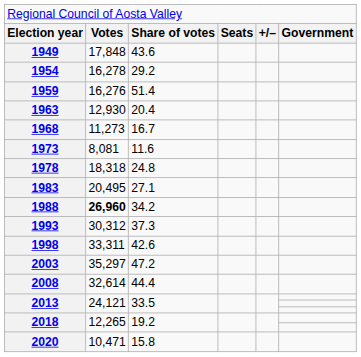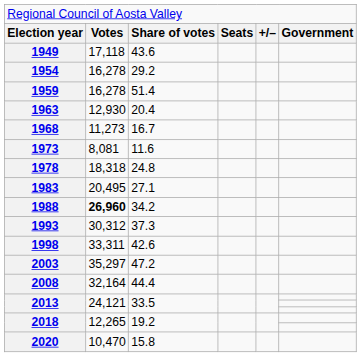(107, 52) 17,848 -> (107, 52) 17,118
(107, 91) 16,276 -> (107, 91) 16,278
(107, 284) 32,614 -> (107, 284) 32,164
(107, 341) 10,471 -> (107, 341) 10,470
